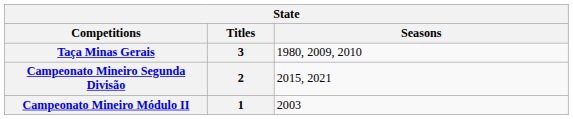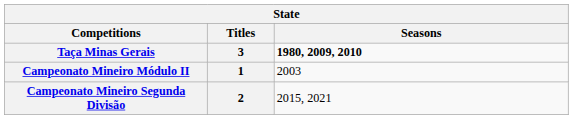(319, 52) normal -> (319, 52) bold
rows swapped: (106, 104) <-> (106, 78)
